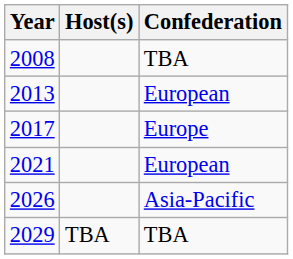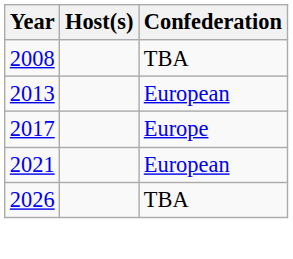(199, 199) Asia-Pacific -> (166, 199) TBA
- row: (32, 235)
